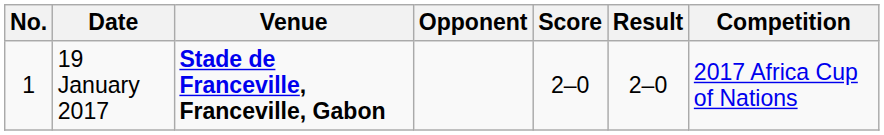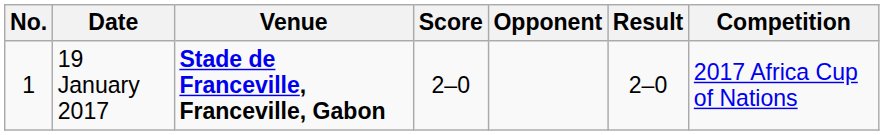columns swapped: (473, 22) <-> (570, 22)
